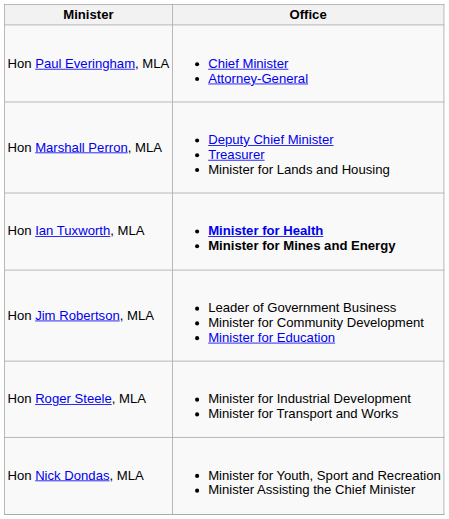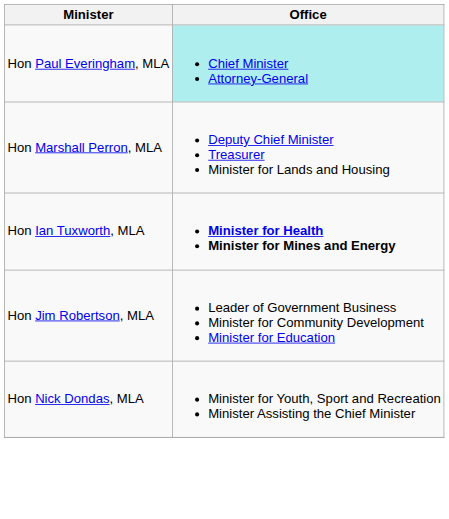(308, 71) no background -> (308, 71) paleturquoise background
- row: (77, 399)
